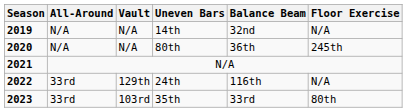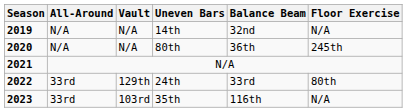(246, 82) 116th -> (243, 82) 33rd
(320, 82) N/A -> (324, 82) 80th
(243, 99) 33rd -> (246, 99) 116th
(324, 99) 80th -> (320, 99) N/A
